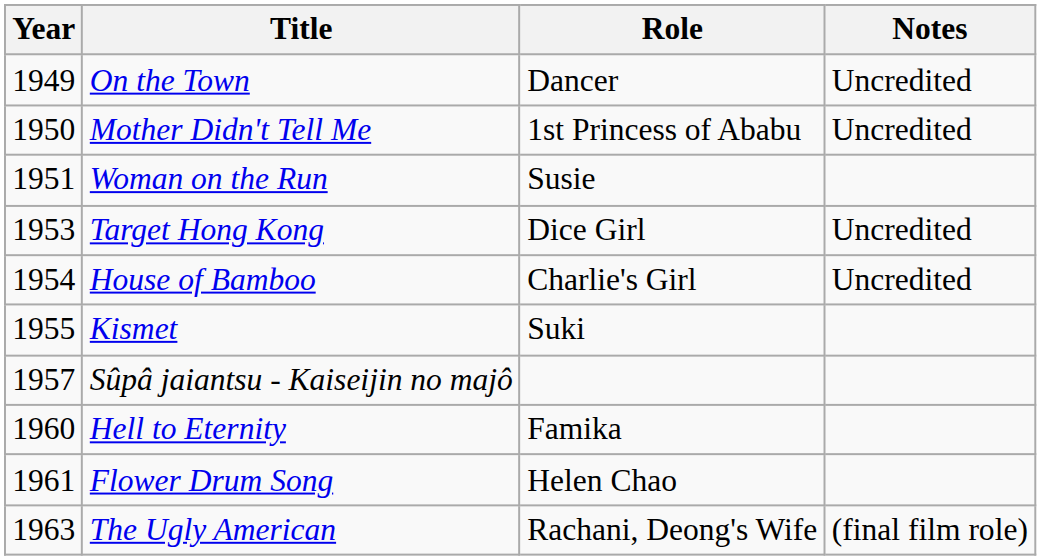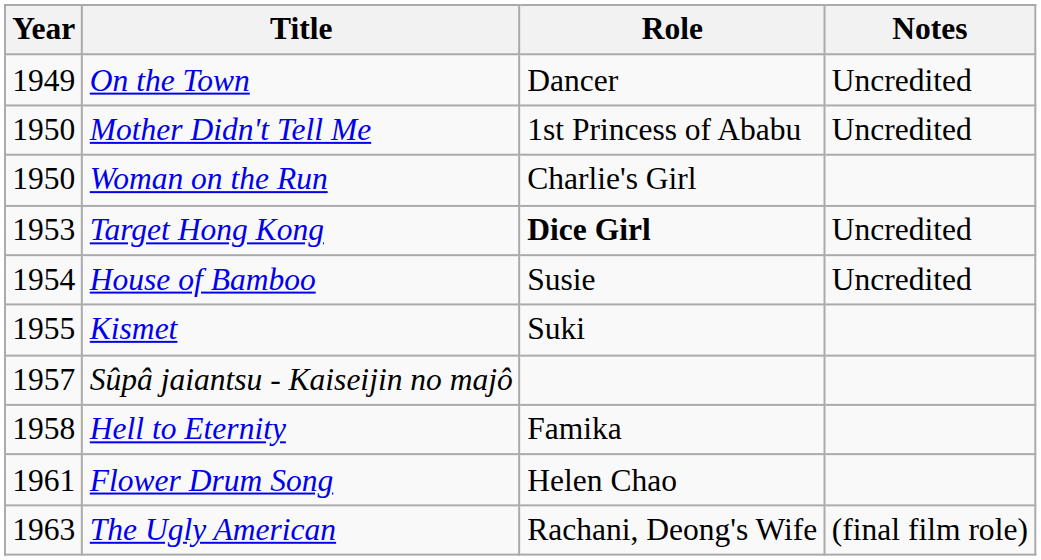(44, 179) 1951 -> (44, 179) 1950
(561, 179) Susie -> (612, 179) Charlie's Girl
(586, 229) normal -> (589, 229) bold
(612, 279) Charlie's Girl -> (561, 279) Susie
(44, 429) 1960 -> (44, 429) 1958
